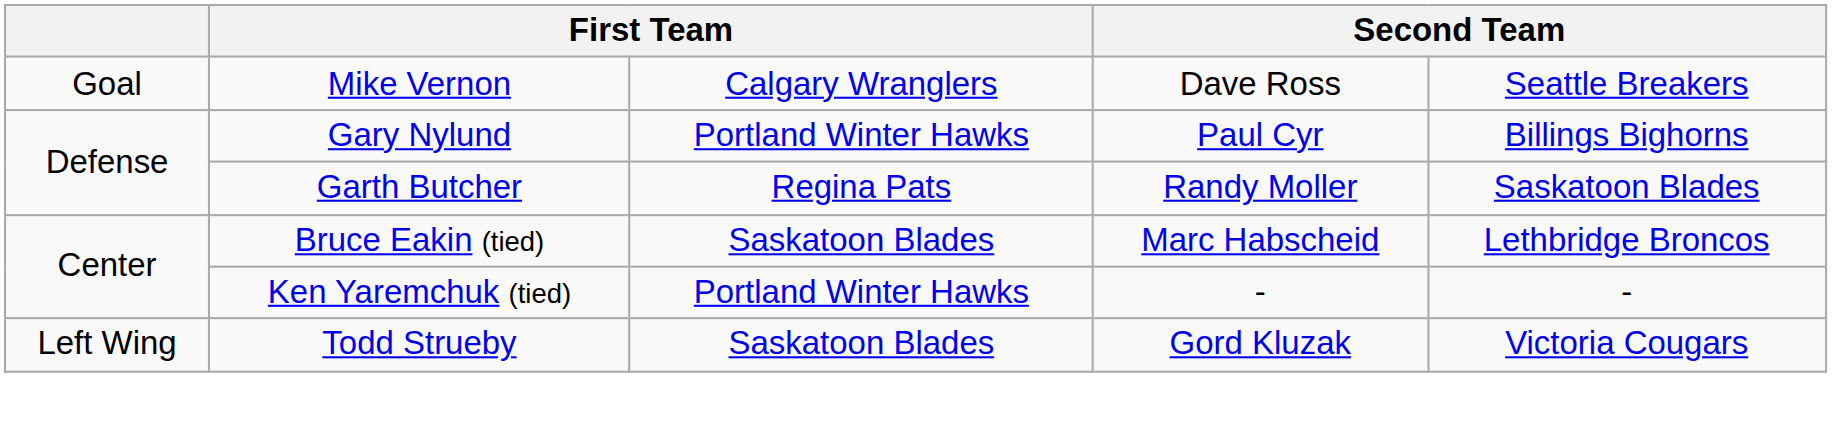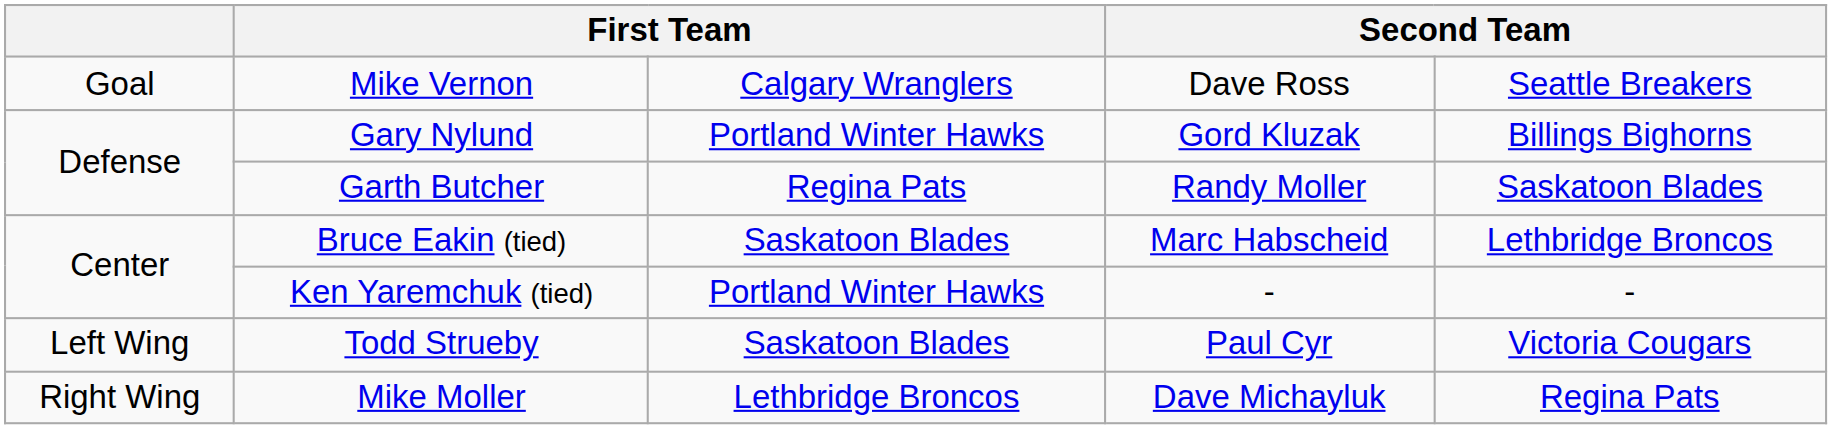(1260, 135) Paul Cyr -> (1269, 135) Gord Kluzak
(1260, 344) Gord Kluzak -> (1269, 344) Paul Cyr
+ row: (442, 396)
